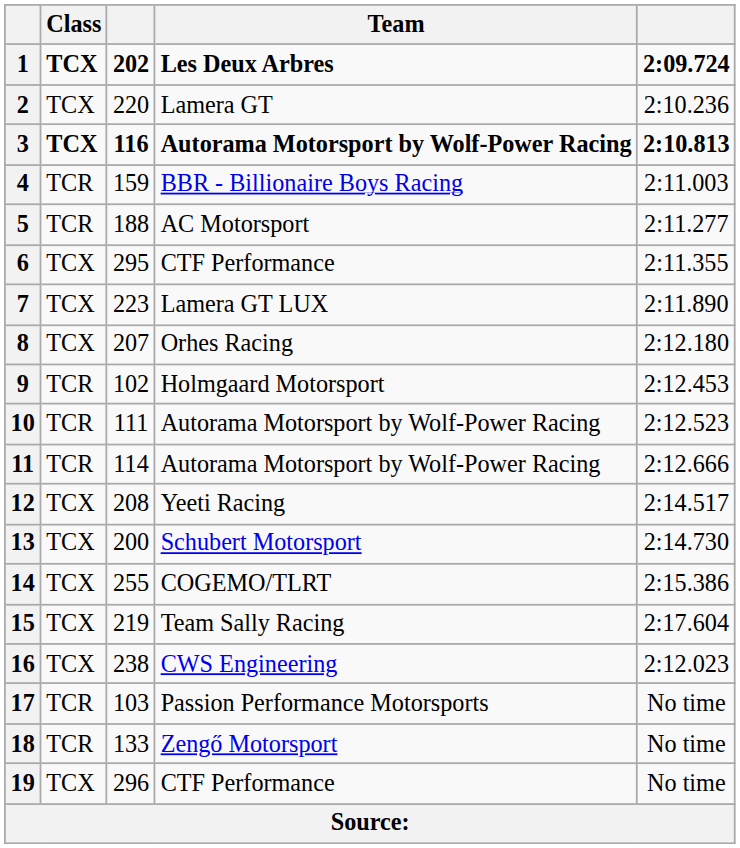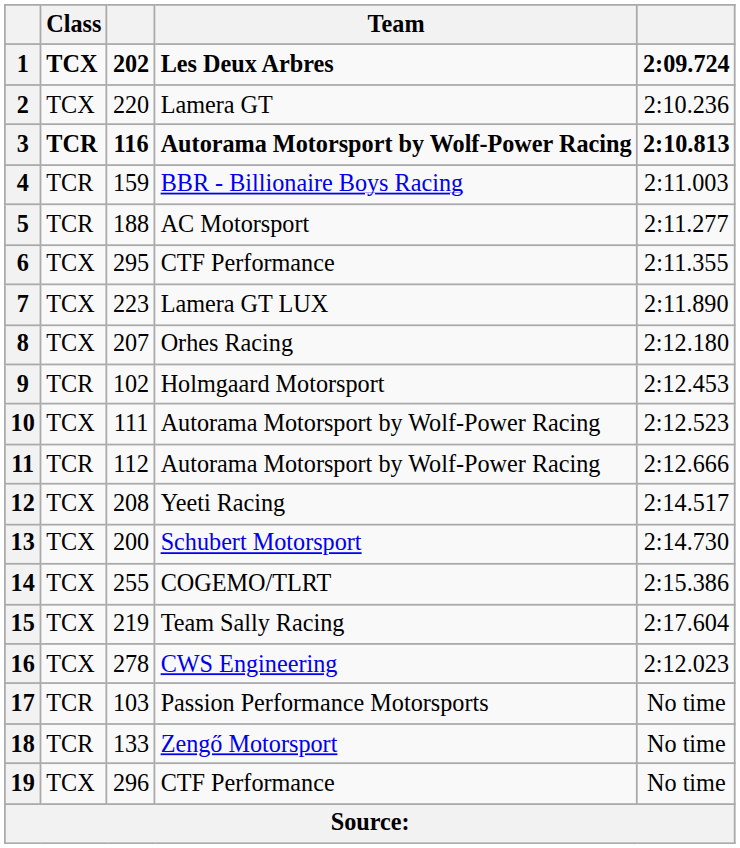(72, 143) TCX -> (72, 143) TCR
(70, 423) TCR -> (70, 423) TCX
(131, 463) 114 -> (131, 463) 112
(131, 663) 238 -> (131, 663) 278
